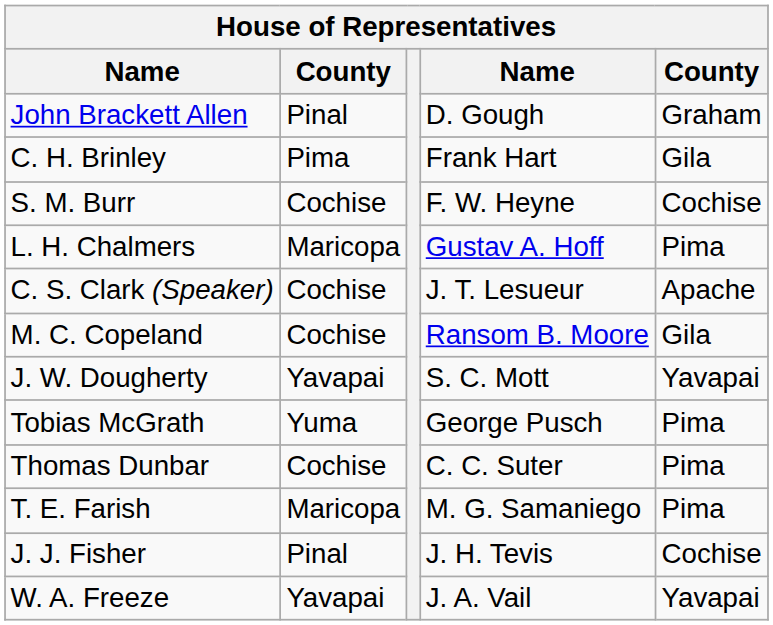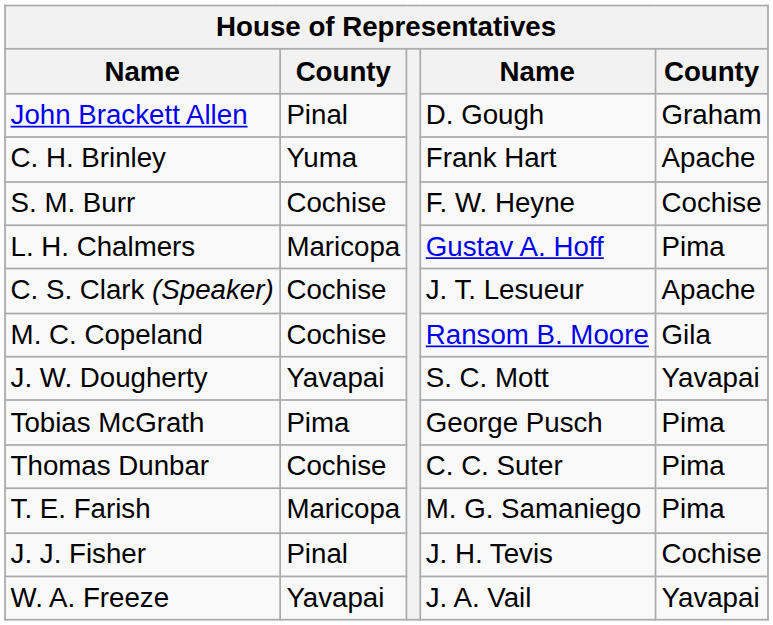(318, 158) Pima -> (322, 158) Yuma
(686, 158) Gila -> (709, 158) Apache
(322, 422) Yuma -> (318, 422) Pima
